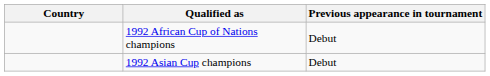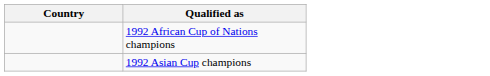- column: (395, 13)
